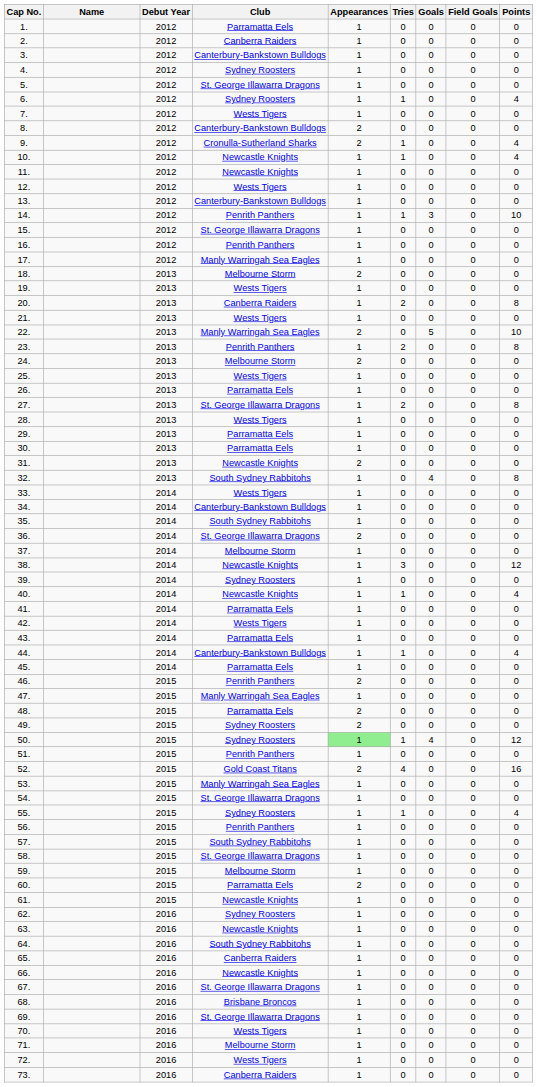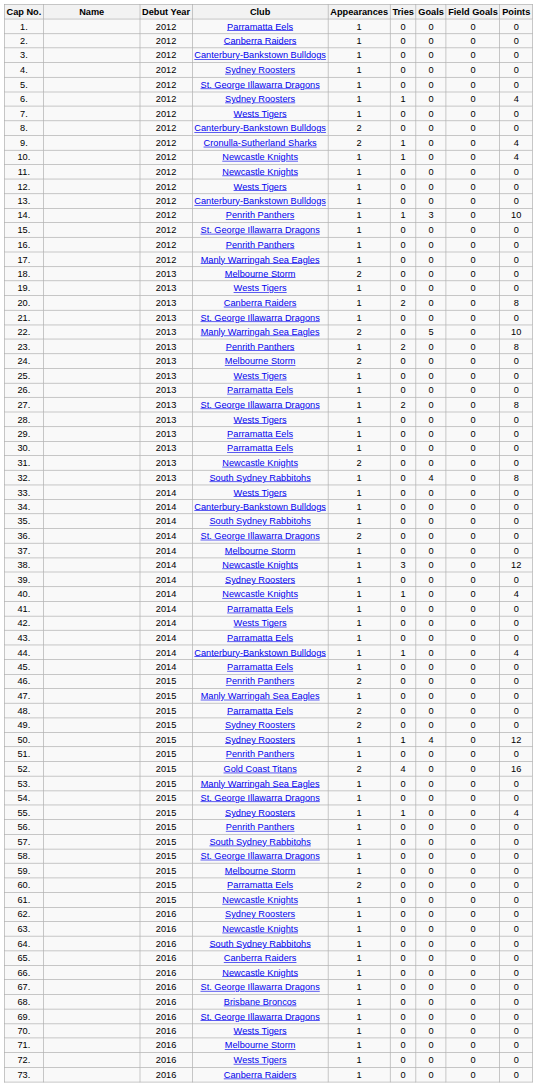(260, 318) Wests Tigers -> (260, 318) St. George Illawarra Dragons
(359, 740) lightgreen background -> (359, 740) no background
